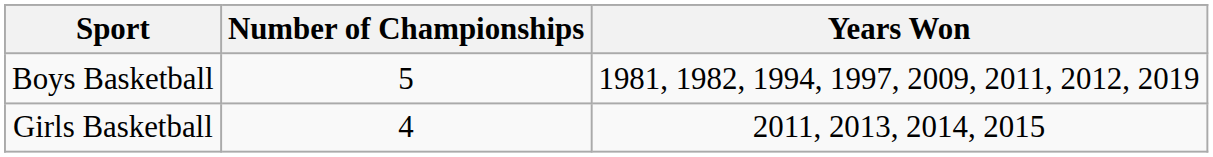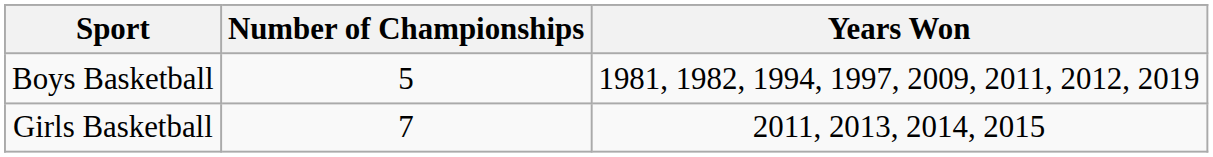(406, 126) 4 -> (406, 126) 7
